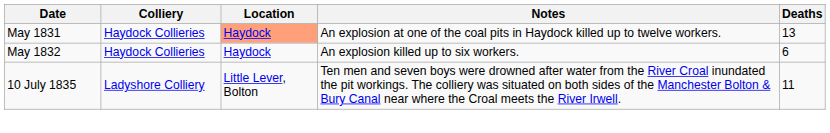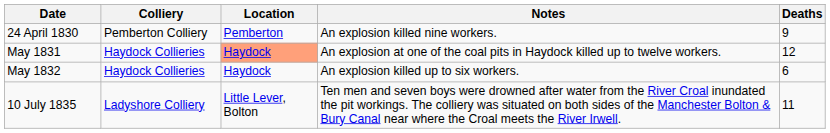+ row: (43, 33)
(789, 33) 13 -> (789, 52) 12
